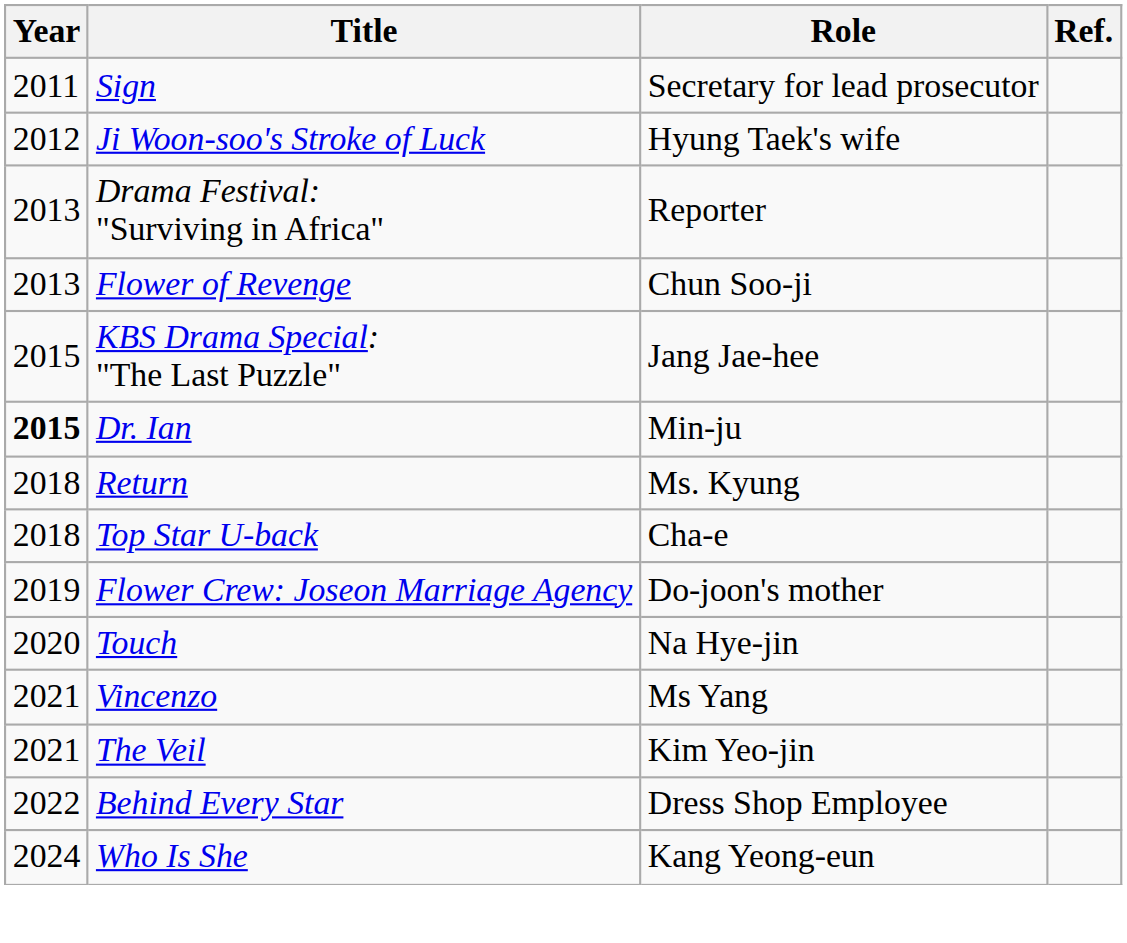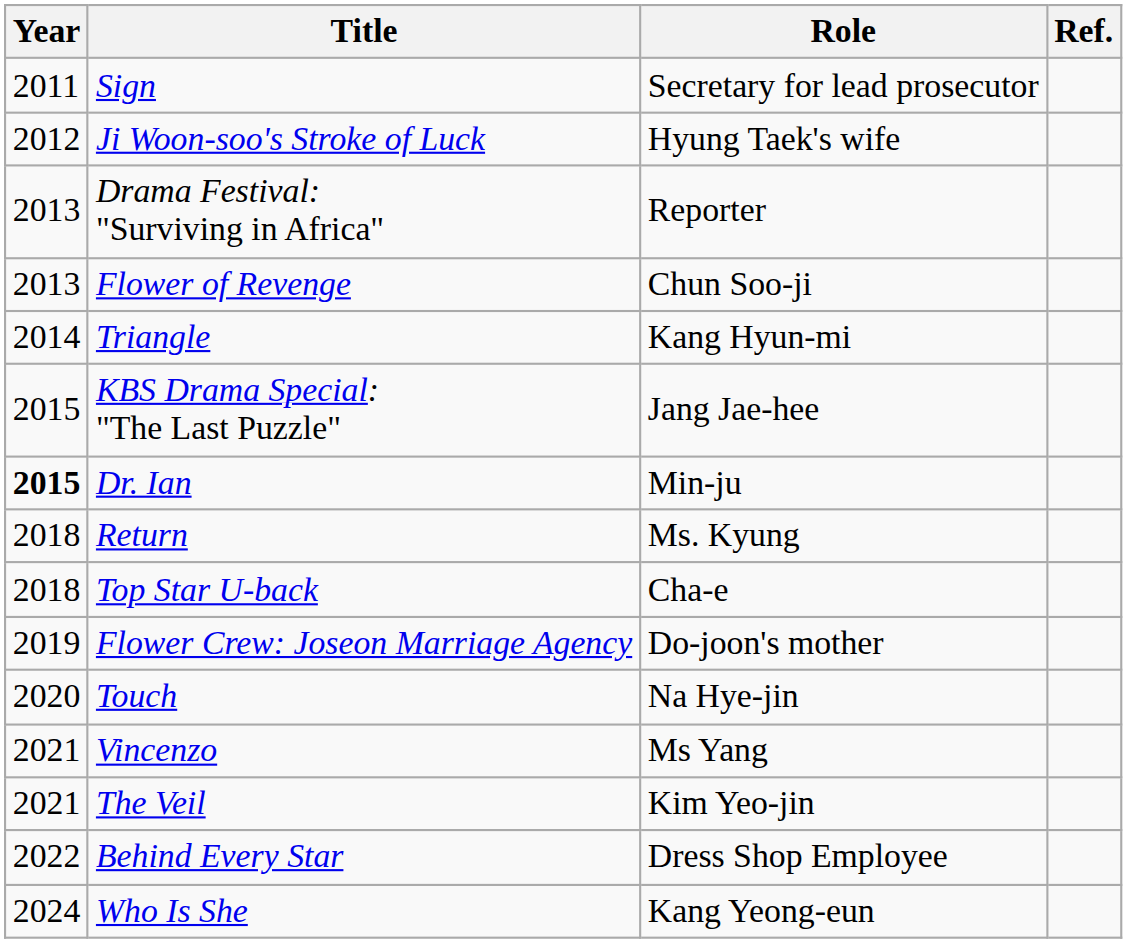+ row: (153, 336)
